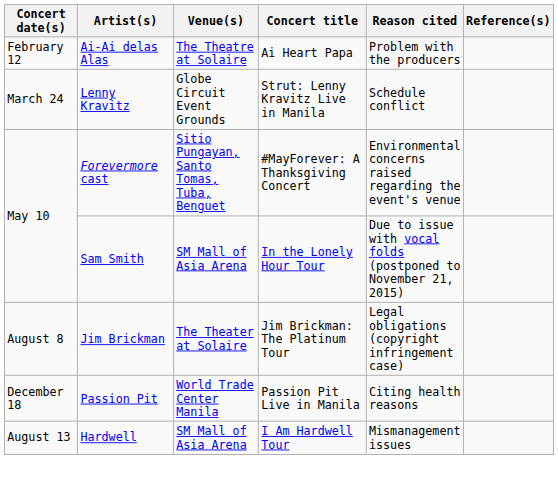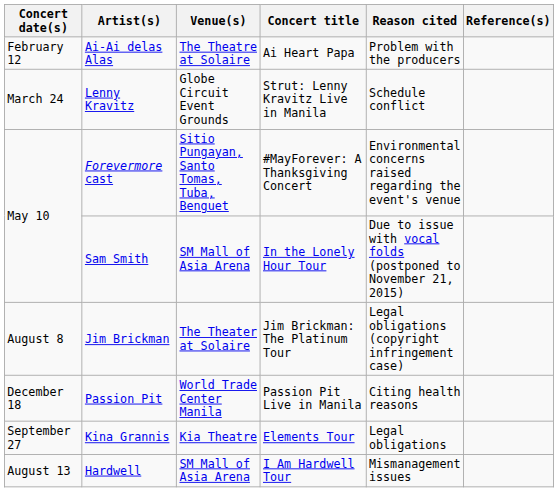+ row: (127, 438)
